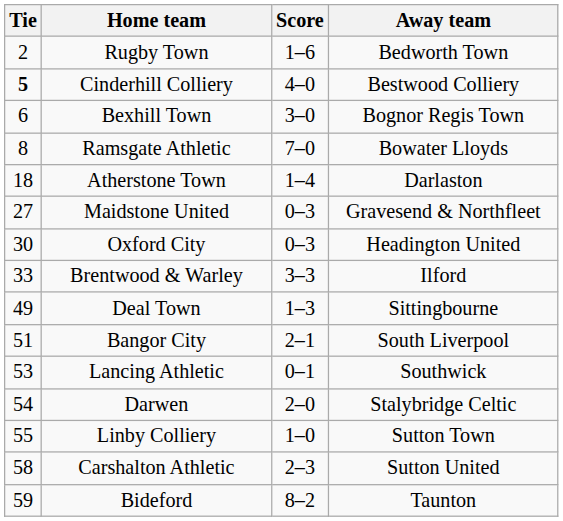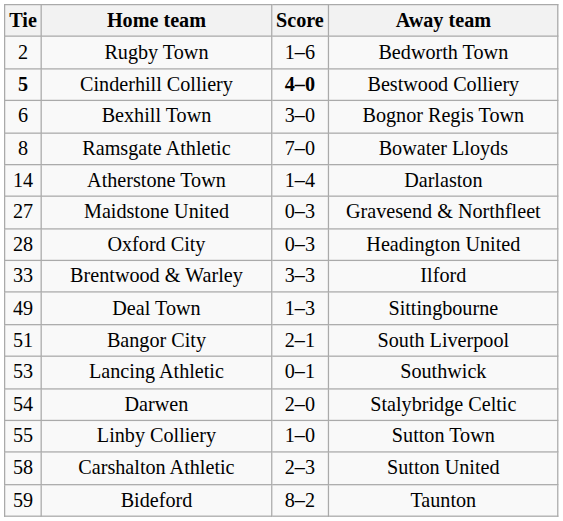(300, 84) normal -> (300, 84) bold
(23, 180) 18 -> (23, 180) 14
(23, 244) 30 -> (23, 244) 28
